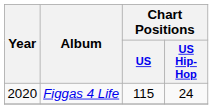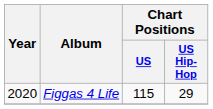(186, 93) 24 -> (186, 93) 29
